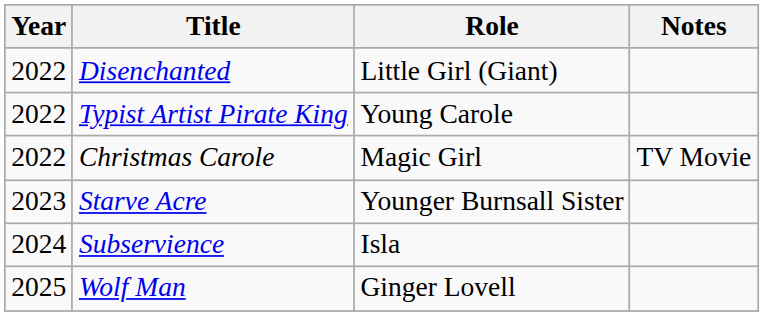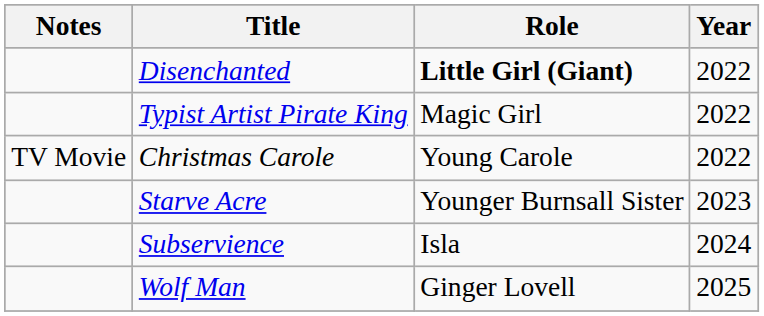columns swapped: (39, 26) <-> (694, 26)
(459, 69) normal -> (527, 69) bold
(437, 113) Young Carole -> (481, 113) Magic Girl
(421, 157) Magic Girl -> (497, 157) Young Carole
